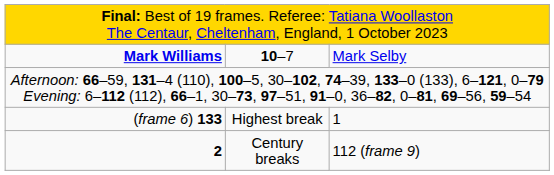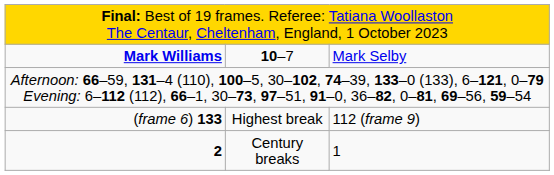(337, 119) 1 -> (376, 119) 112 (frame 9)
(376, 151) 112 (frame 9) -> (337, 151) 1
